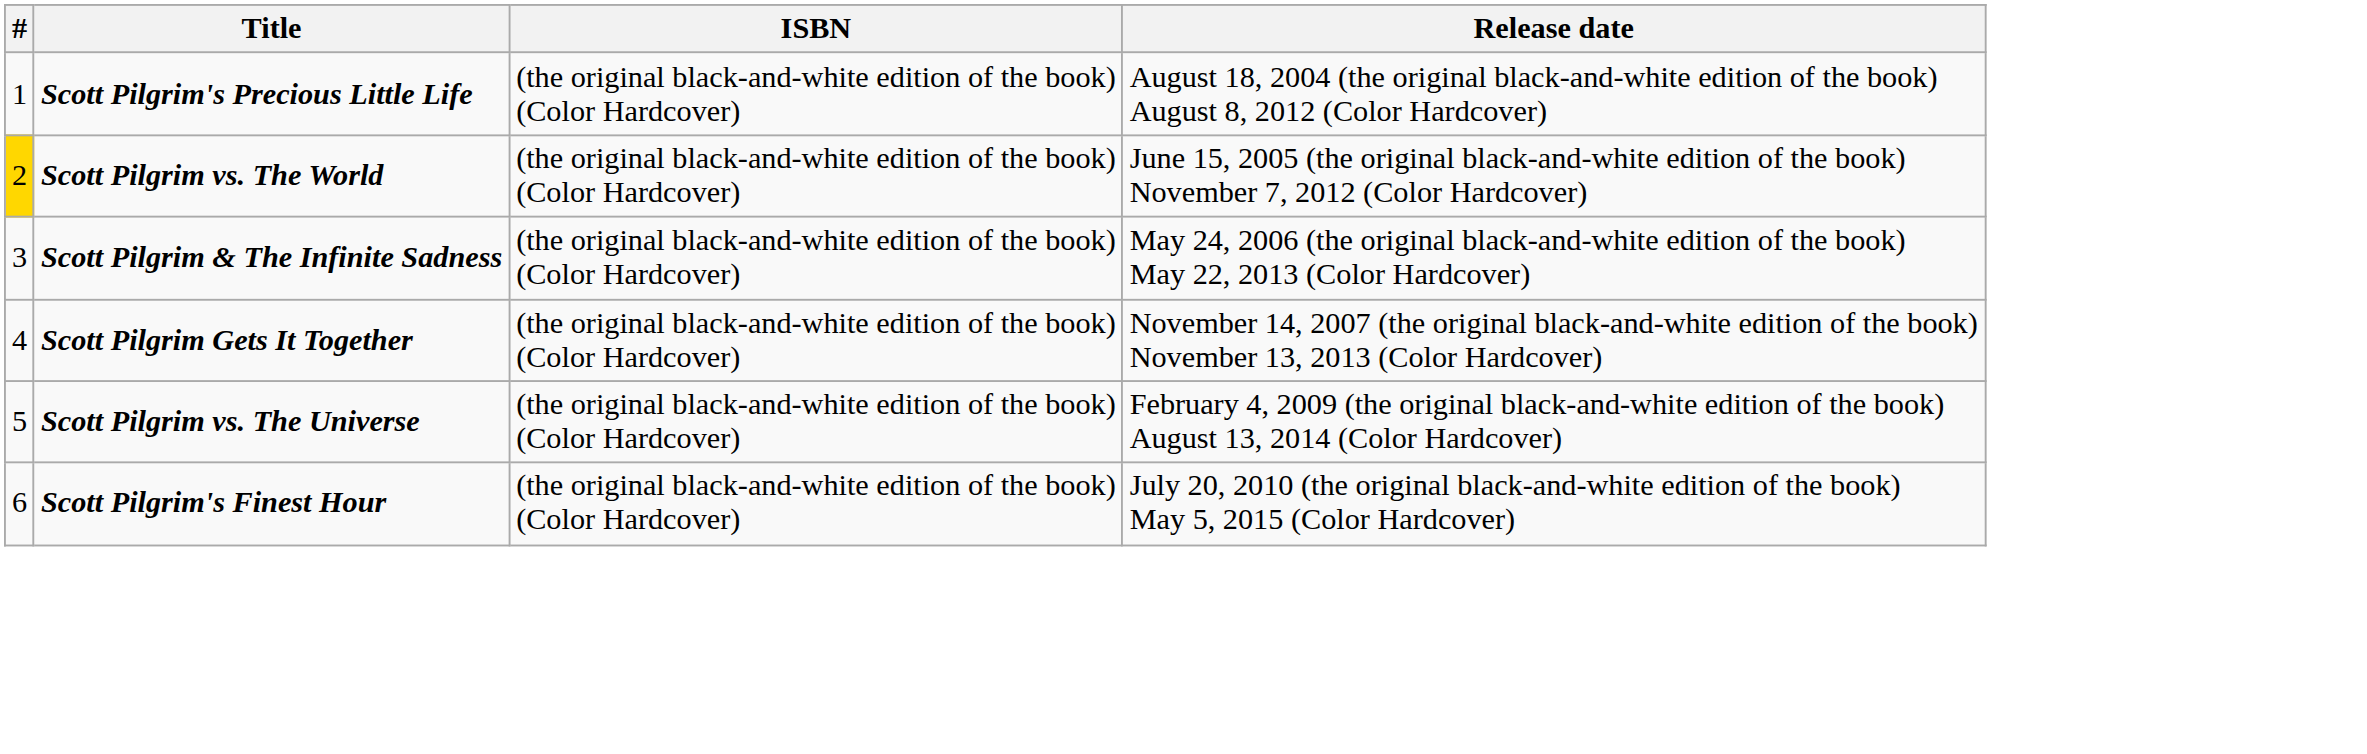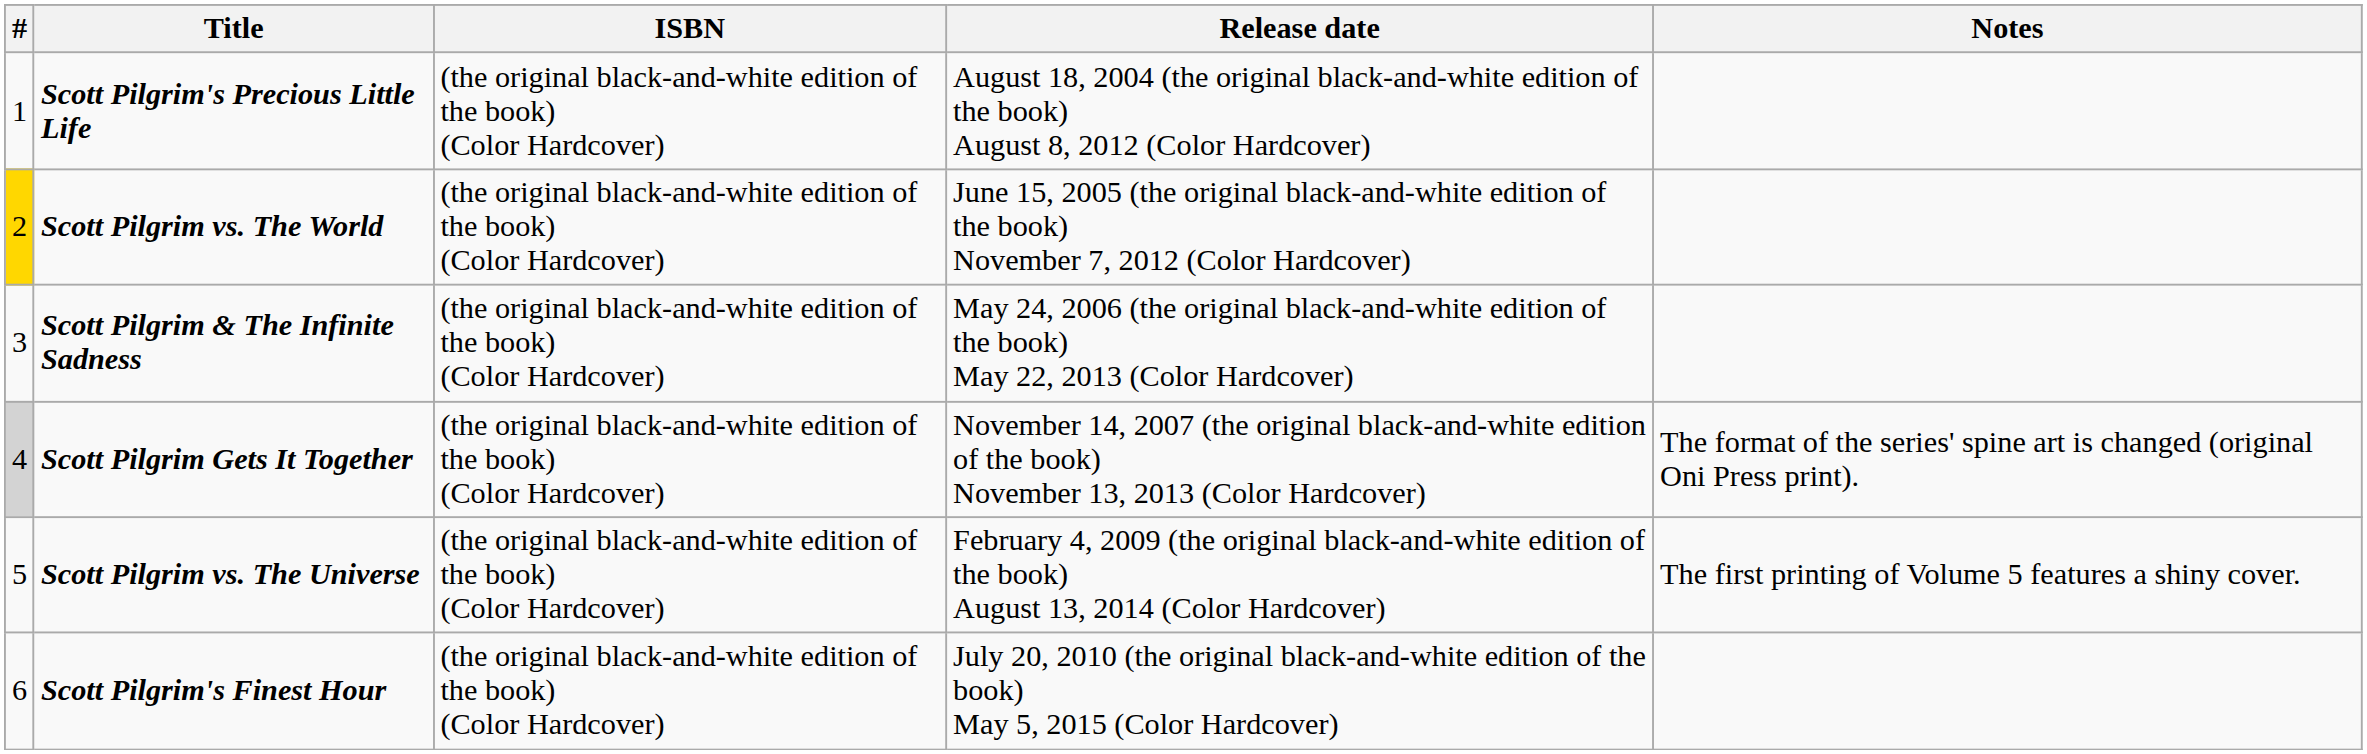+ column: (2007, 28)
(19, 339) no background -> (19, 458) lightgrey background
